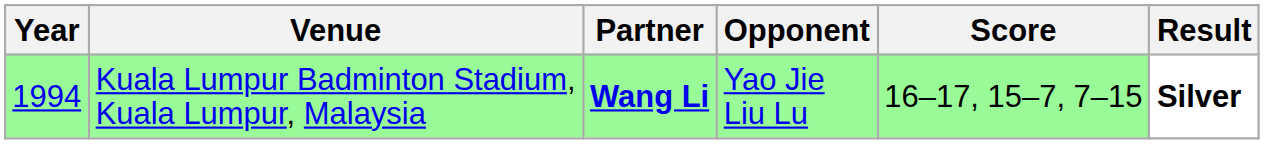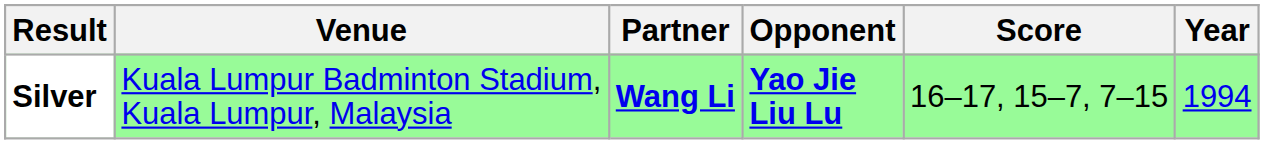columns swapped: (47, 30) <-> (1204, 30)
(774, 96) normal -> (803, 96) bold
